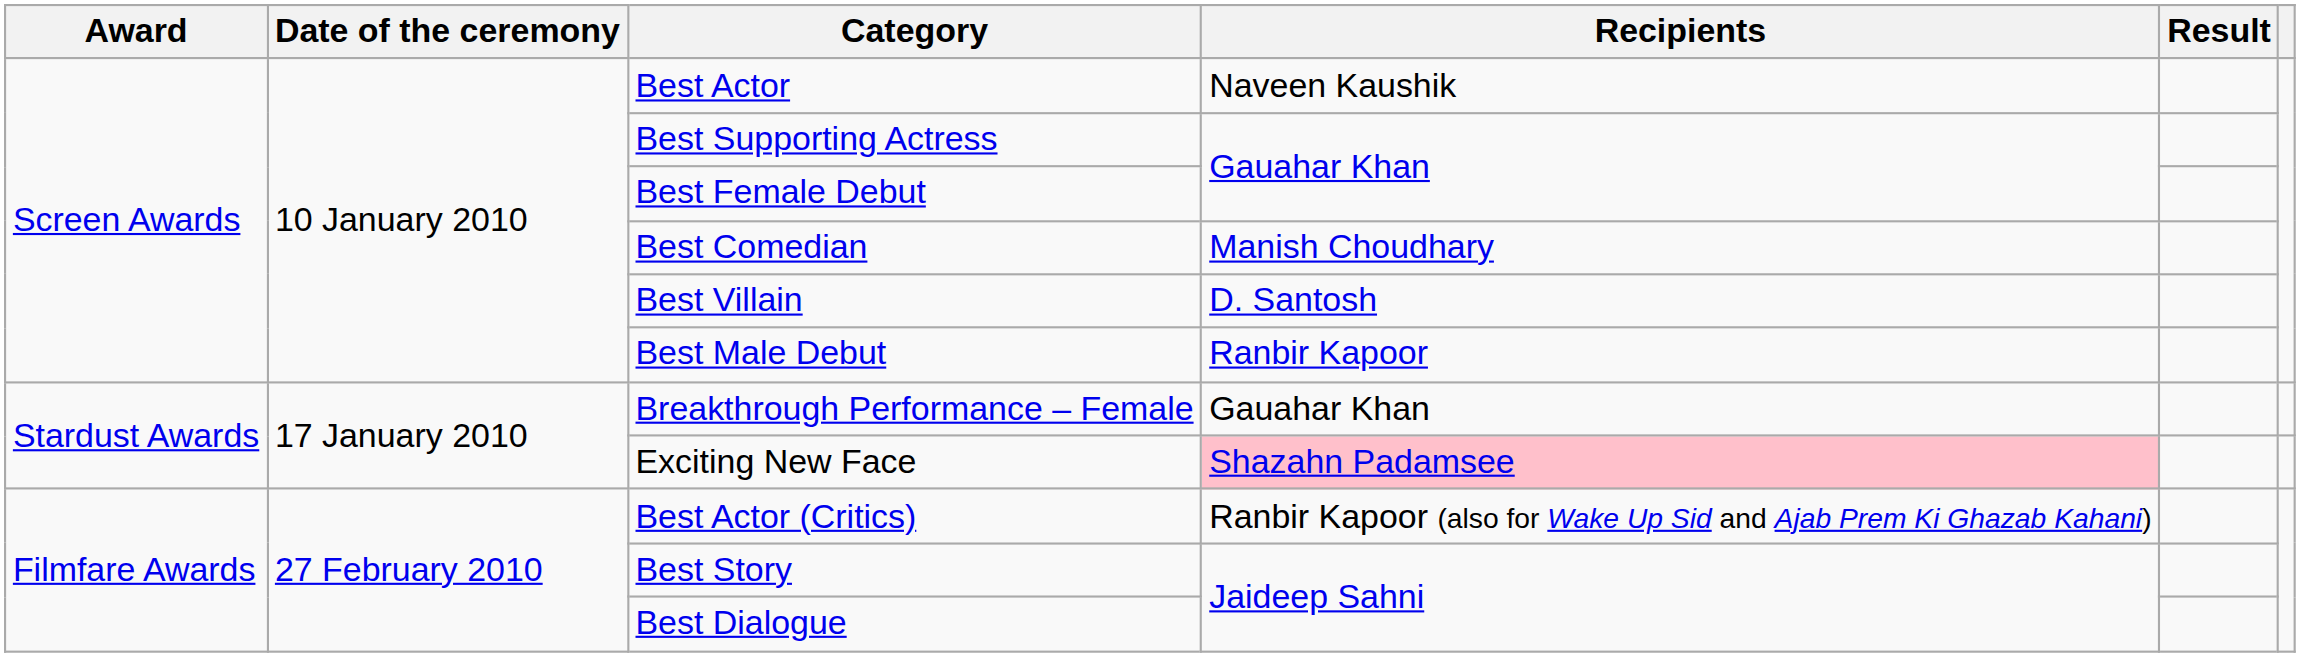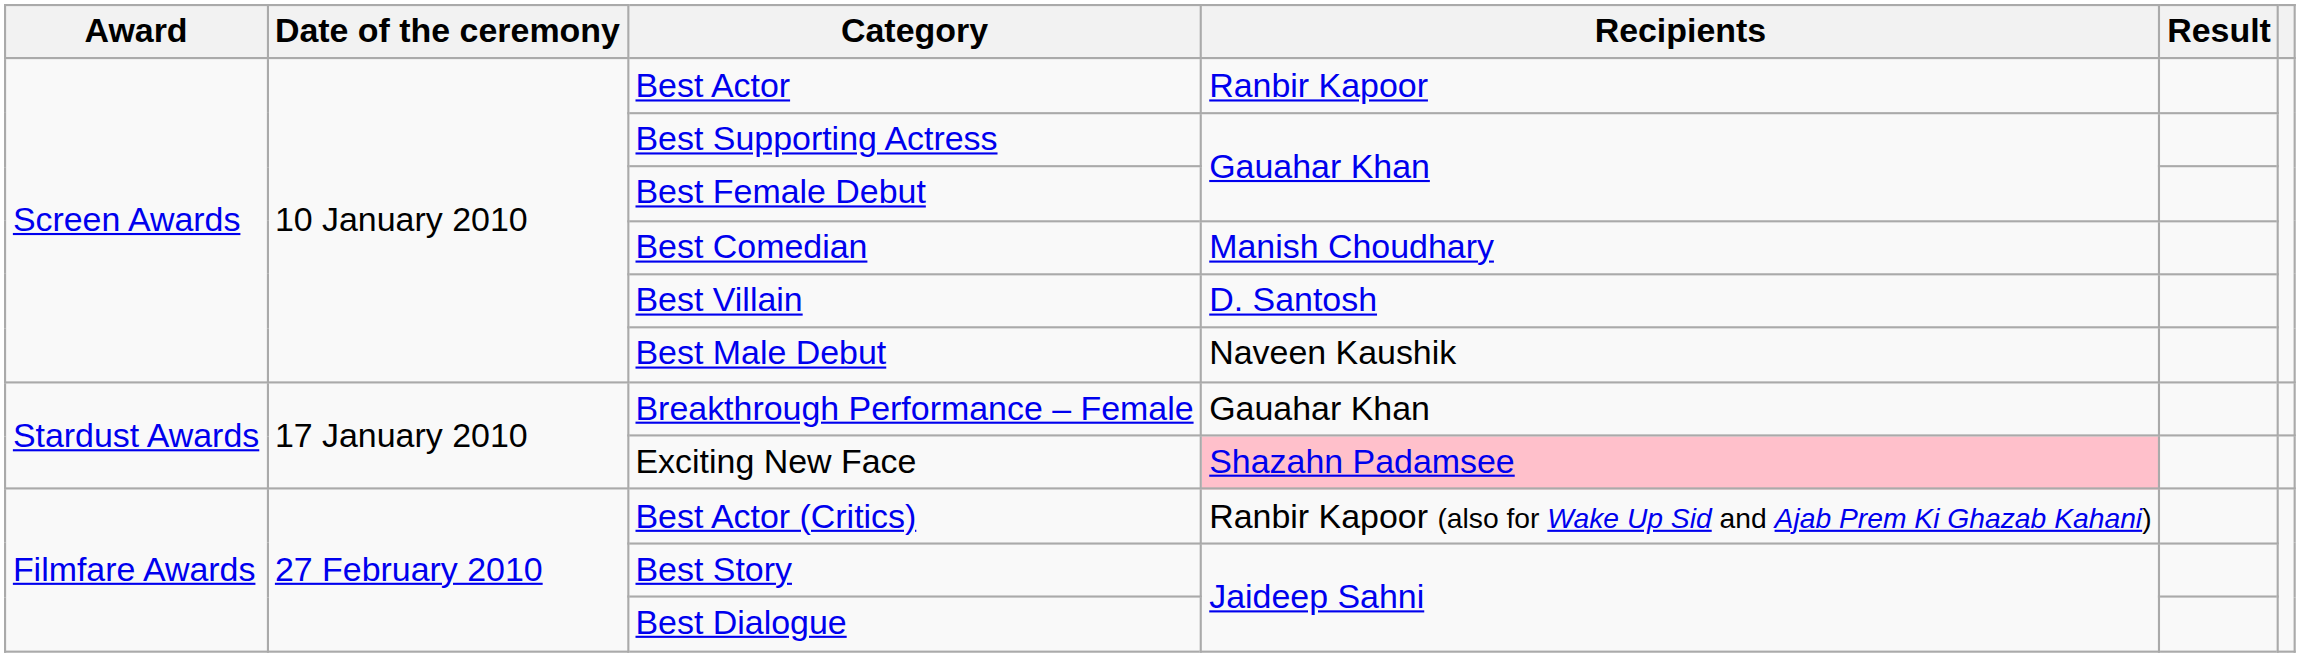(1333, 85) Naveen Kaushik -> (1319, 85) Ranbir Kapoor
(1319, 354) Ranbir Kapoor -> (1333, 354) Naveen Kaushik
